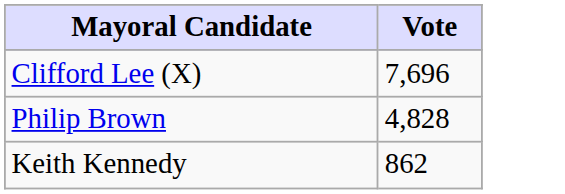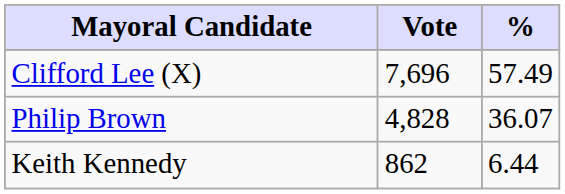+ column: (520, 27)
